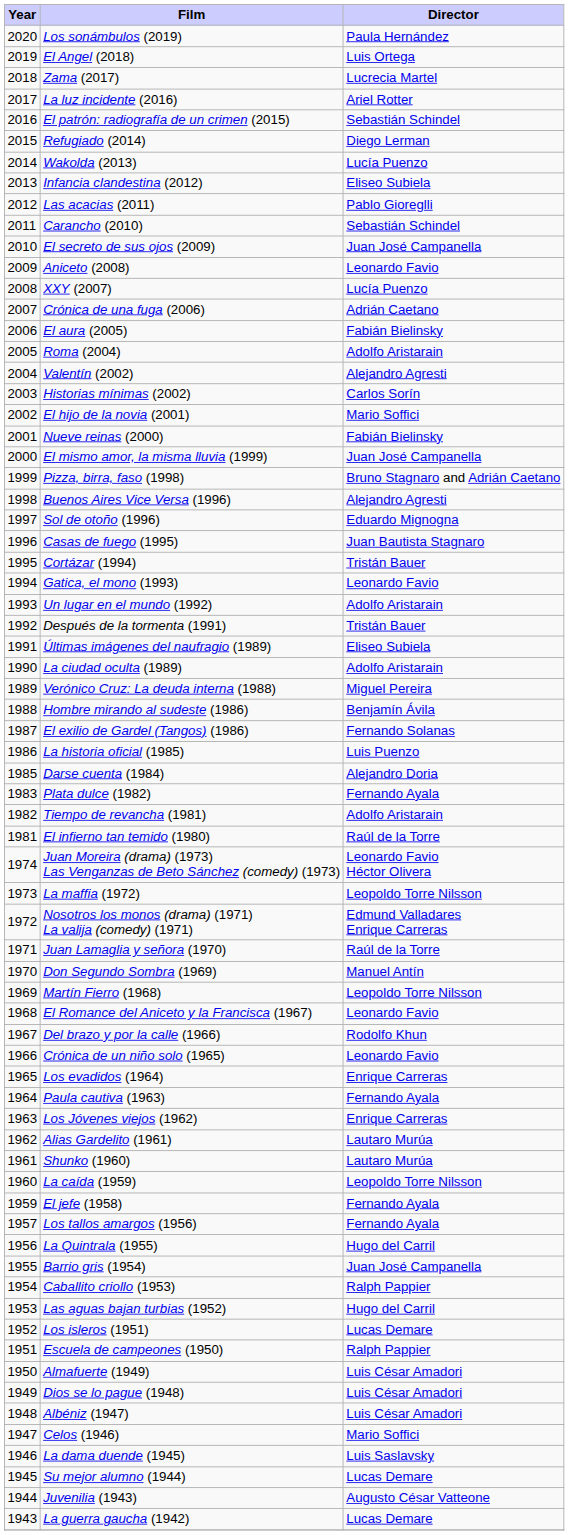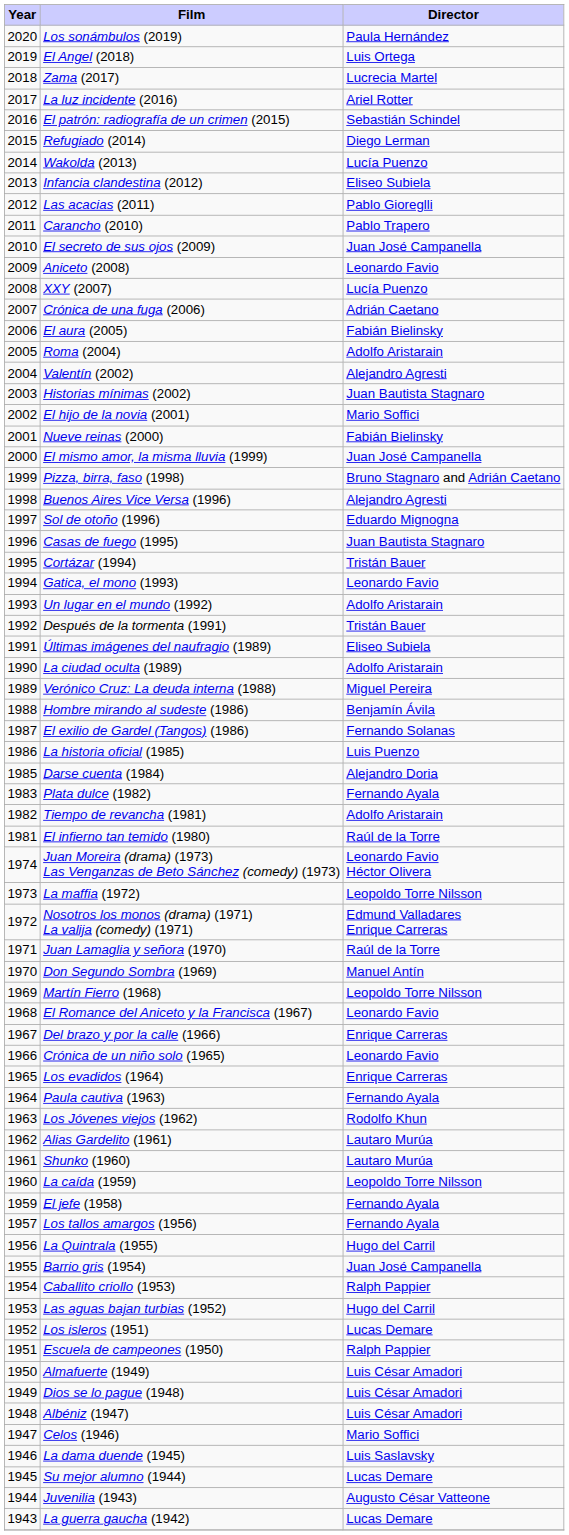(403, 225) Sebastián Schindel -> (388, 225) Pablo Trapero
(383, 394) Carlos Sorín -> (415, 394) Juan Bautista Stagnaro
(387, 1034) Rodolfo Khun -> (397, 1034) Enrique Carreras
(397, 1119) Enrique Carreras -> (387, 1119) Rodolfo Khun
